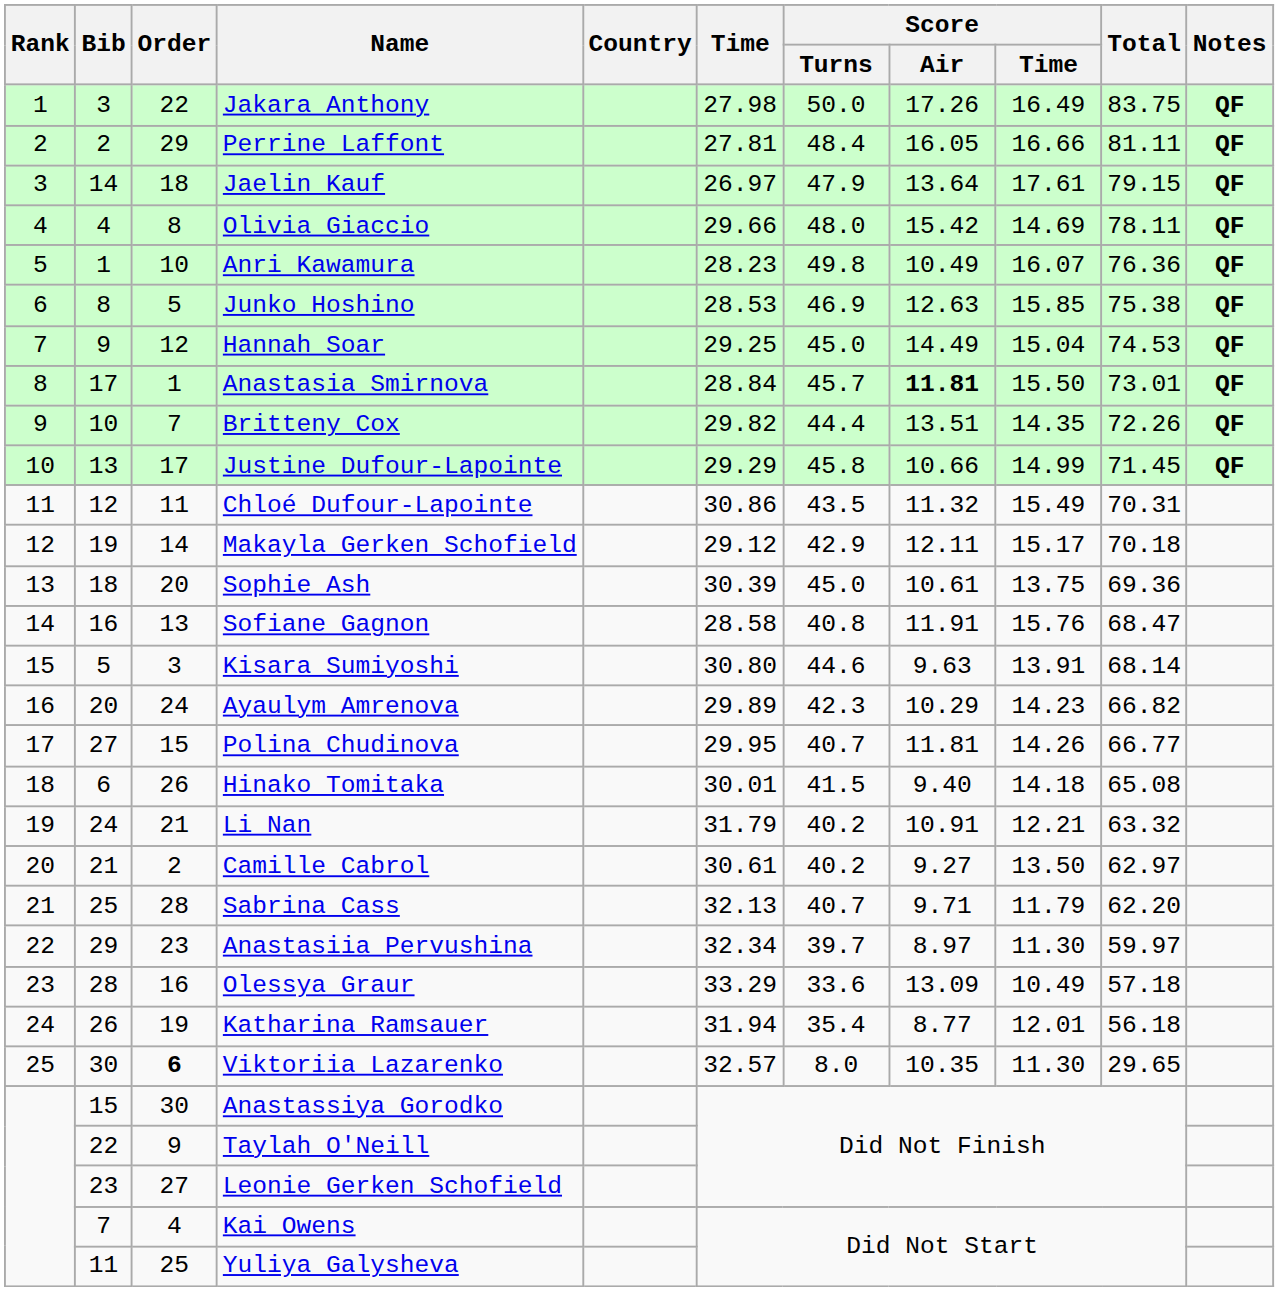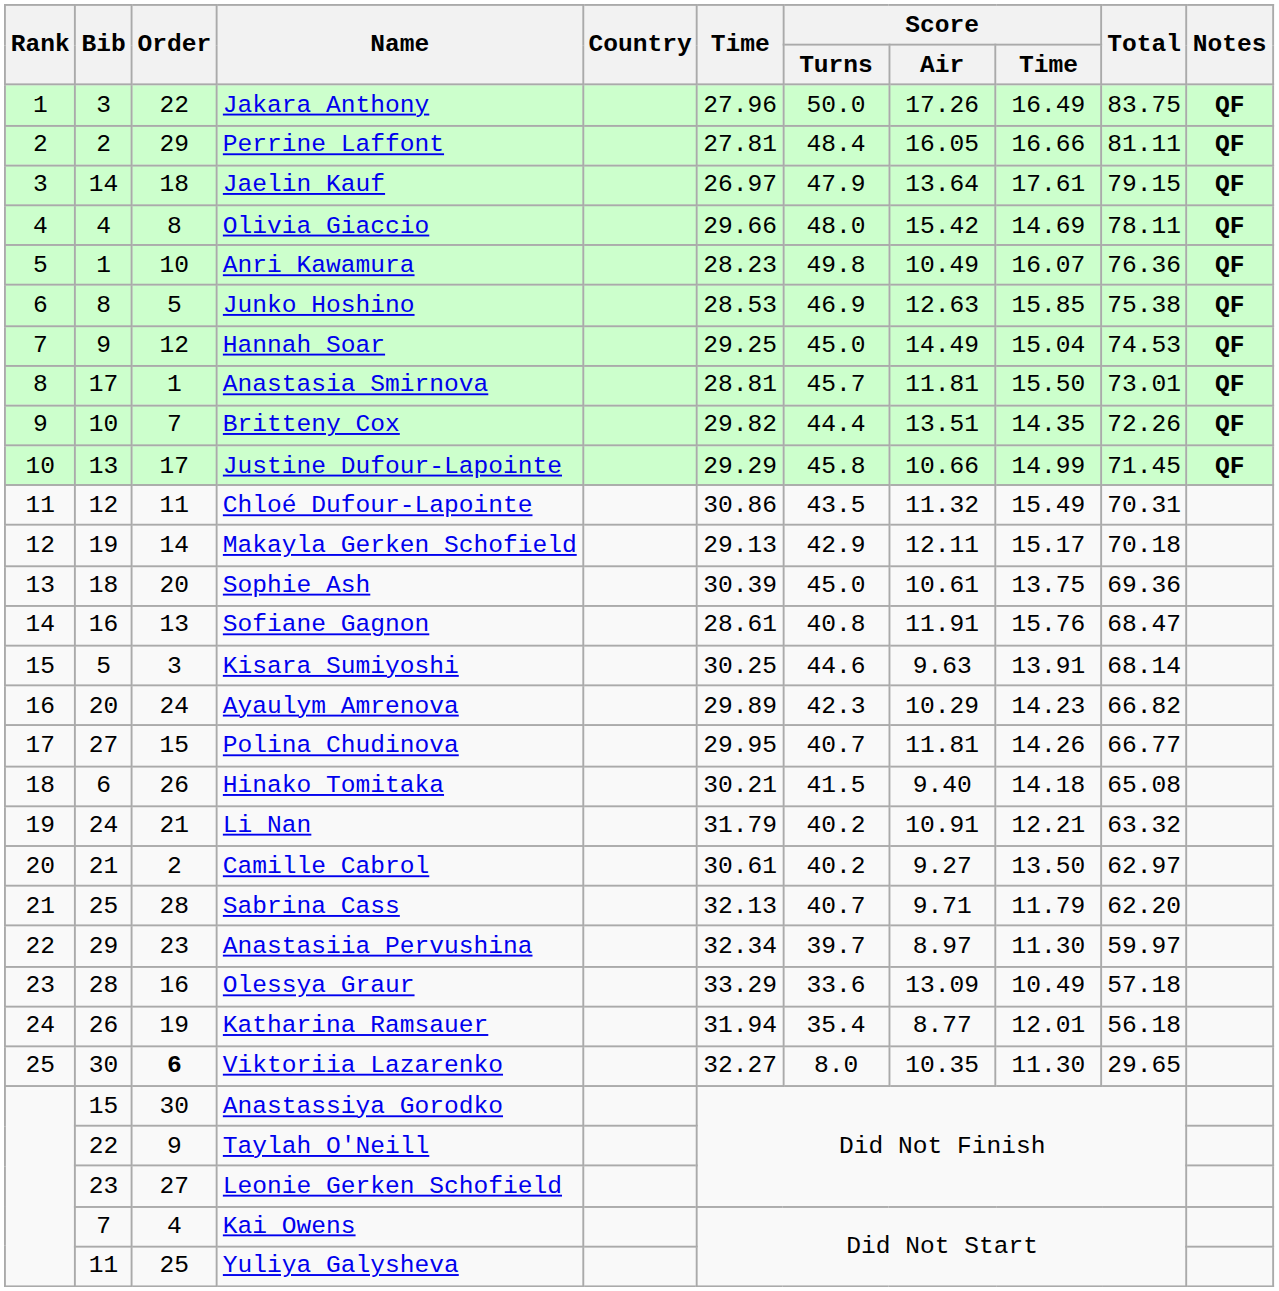(740, 105) 27.98 -> (740, 105) 27.96
(740, 385) 28.84 -> (740, 385) 28.81
(942, 385) bold -> (942, 385) normal
(740, 546) 29.12 -> (740, 546) 29.13
(740, 626) 28.58 -> (740, 626) 28.61
(740, 666) 30.80 -> (740, 666) 30.25
(740, 786) 30.01 -> (740, 786) 30.21
(740, 1066) 32.57 -> (740, 1066) 32.27
